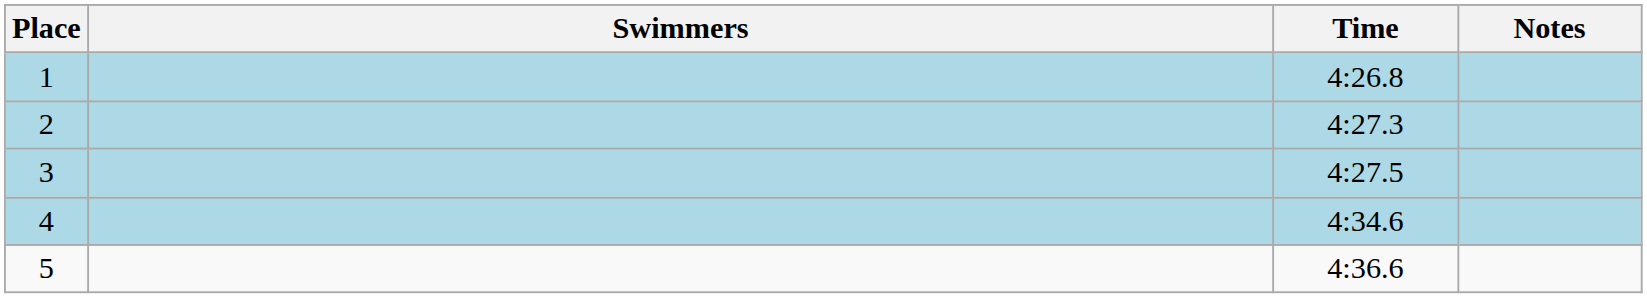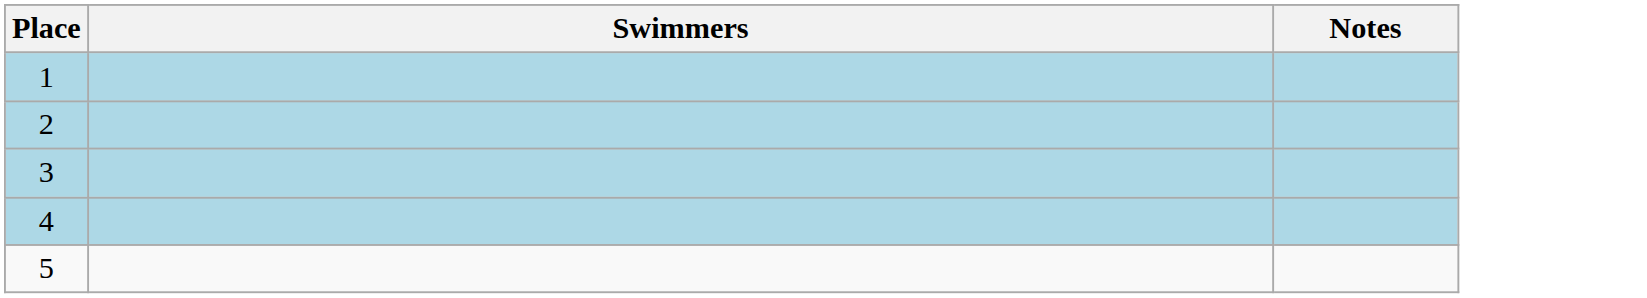- column: (1365, 28)
